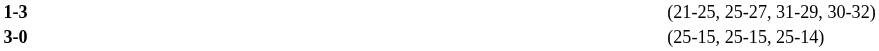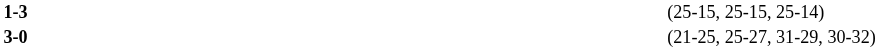(772, 11) (21-25, 25-27, 31-29, 30-32) -> (746, 11) (25-15, 25-15, 25-14)
(746, 37) (25-15, 25-15, 25-14) -> (772, 37) (21-25, 25-27, 31-29, 30-32)
